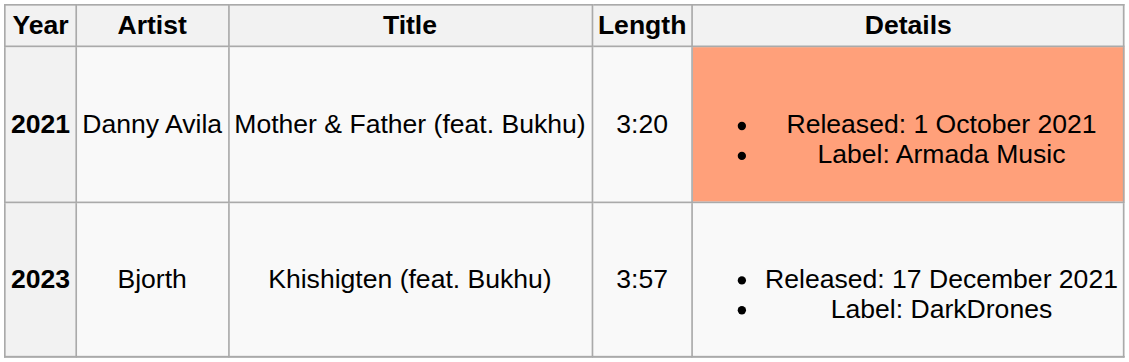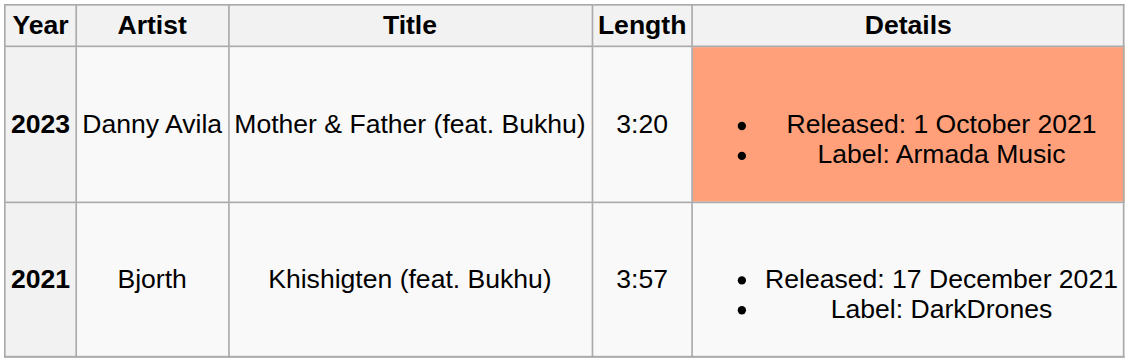(40, 124) 2021 -> (40, 124) 2023
(40, 279) 2023 -> (40, 279) 2021
